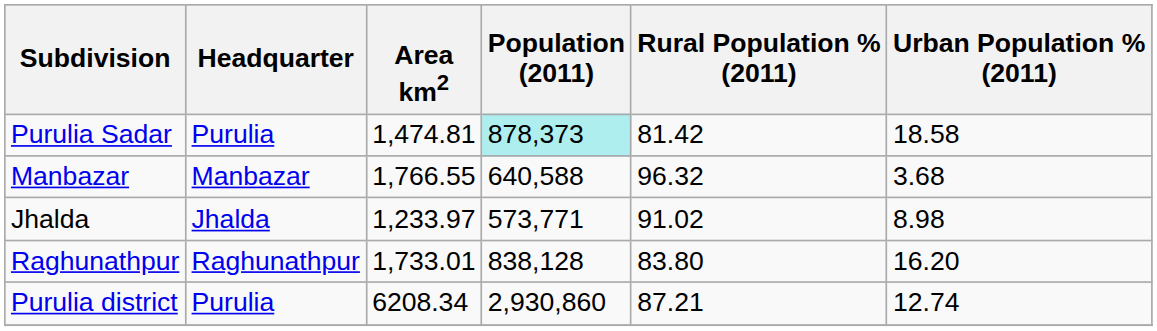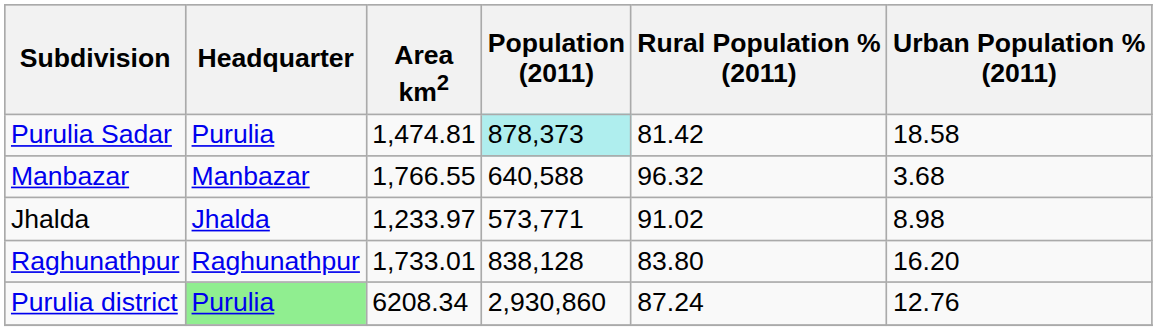(233, 303) no background -> (233, 303) lightgreen background
(670, 303) 87.21 -> (670, 303) 87.24
(926, 303) 12.74 -> (926, 303) 12.76
